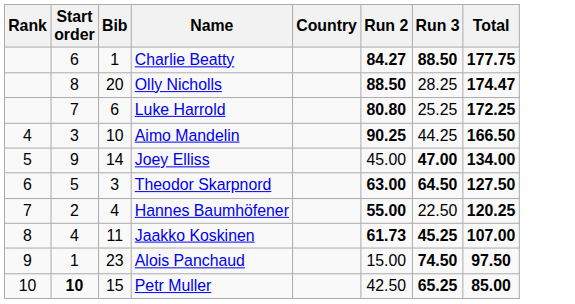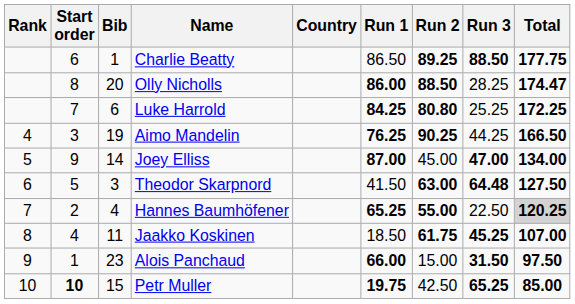+ column: (386, 25)
(386, 60) 84.27 -> (438, 60) 89.25
(115, 135) 10 -> (115, 135) 19
(438, 185) 64.50 -> (489, 185) 64.48
(491, 210) no background -> (542, 210) lightgrey background
(386, 235) 61.73 -> (438, 235) 61.75
(438, 260) 74.50 -> (489, 260) 31.50
